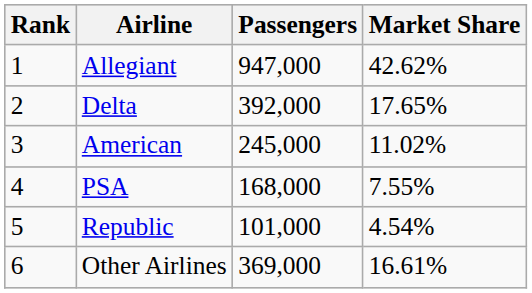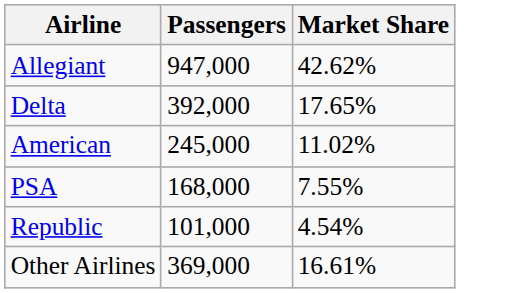- column: (40, 24)
